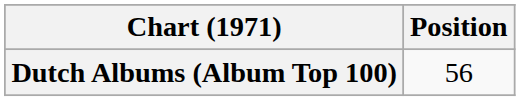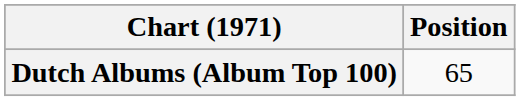(459, 71) 56 -> (459, 71) 65
